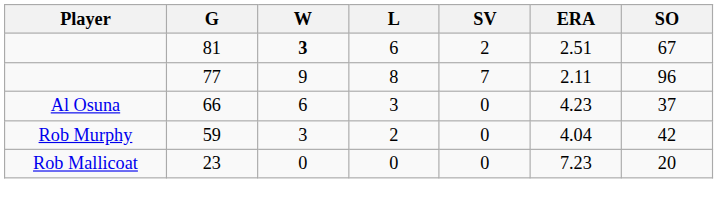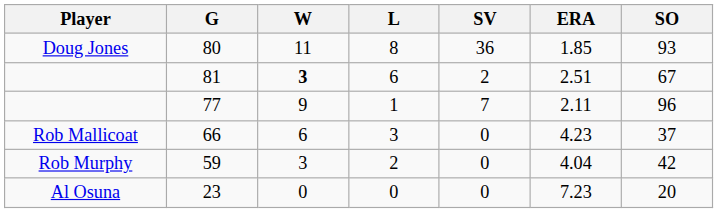+ row: (212, 47)
(394, 76) 8 -> (394, 105) 1
(85, 105) Al Osuna -> (85, 134) Rob Mallicoat
(85, 163) Rob Mallicoat -> (85, 192) Al Osuna
